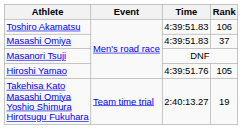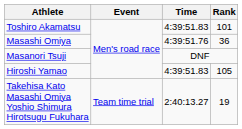(224, 27) 106 -> (224, 27) 101
(186, 42) 4:39:51.83 -> (186, 42) 4:39:51.76
(224, 42) 37 -> (224, 42) 36
(186, 71) 4:39:51.76 -> (186, 71) 4:39:51.83
